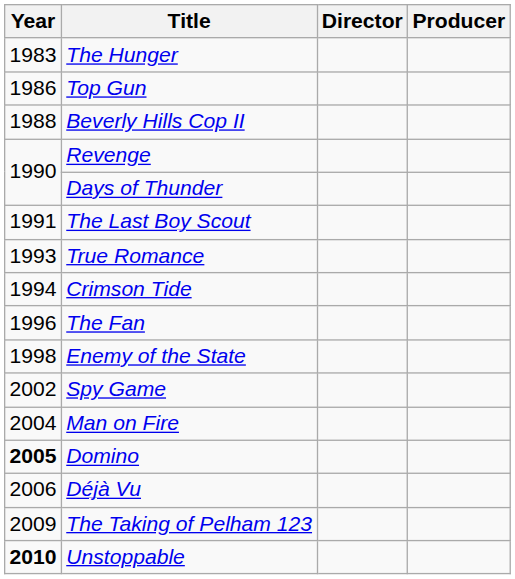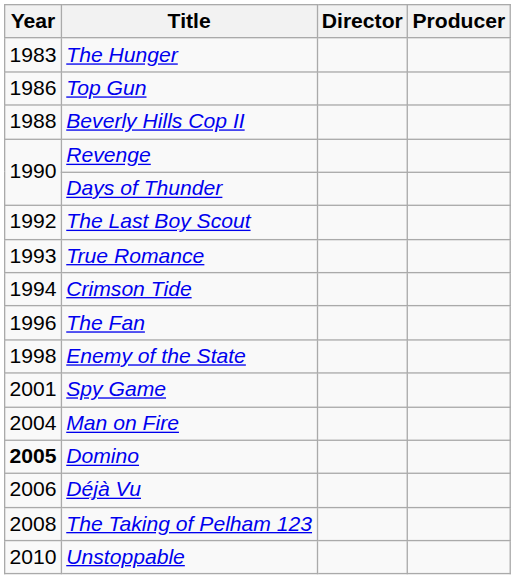(33, 222) 1991 -> (33, 222) 1992
(33, 389) 2002 -> (33, 389) 2001
(33, 523) 2009 -> (33, 523) 2008
(33, 557) bold -> (33, 557) normal
